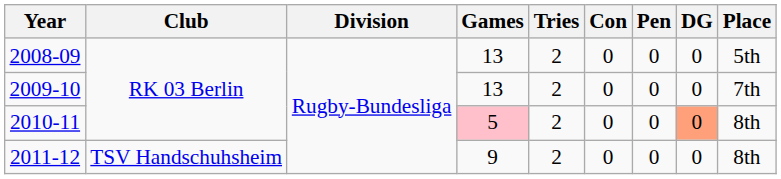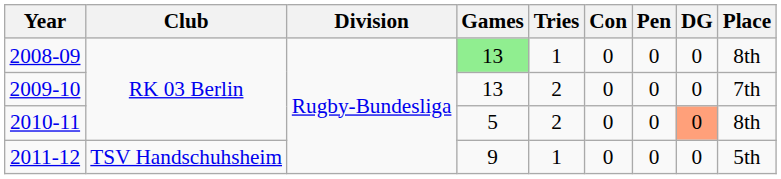(493, 55) no background -> (493, 55) lightgreen background
(557, 55) 2 -> (557, 55) 1
(747, 55) 5th -> (747, 55) 8th
(493, 122) pink background -> (493, 122) no background
(557, 156) 2 -> (557, 156) 1
(747, 156) 8th -> (747, 156) 5th
